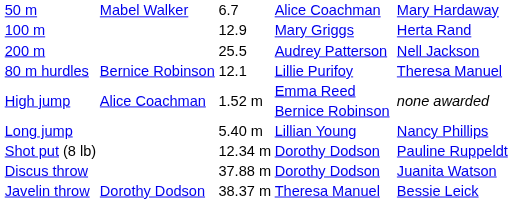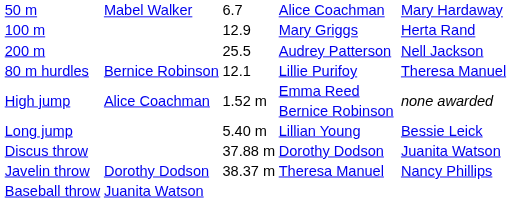(443, 131) Nancy Phillips -> (442, 131) Bessie Leick
- row: (50, 151)
(438, 191) Bessie Leick -> (447, 171) Nancy Phillips
+ row: (52, 191)
